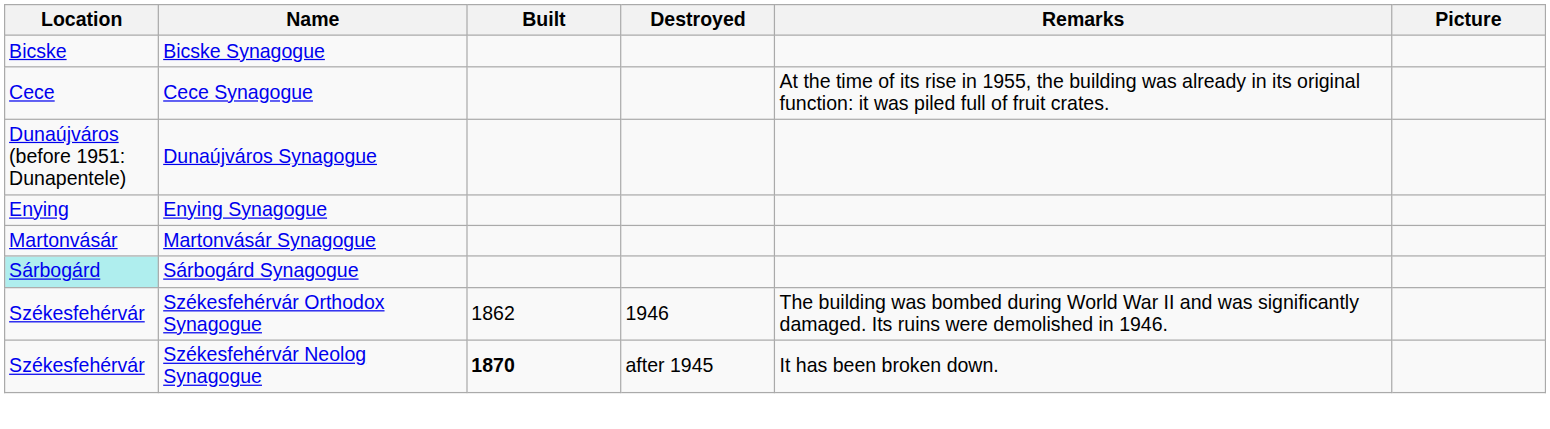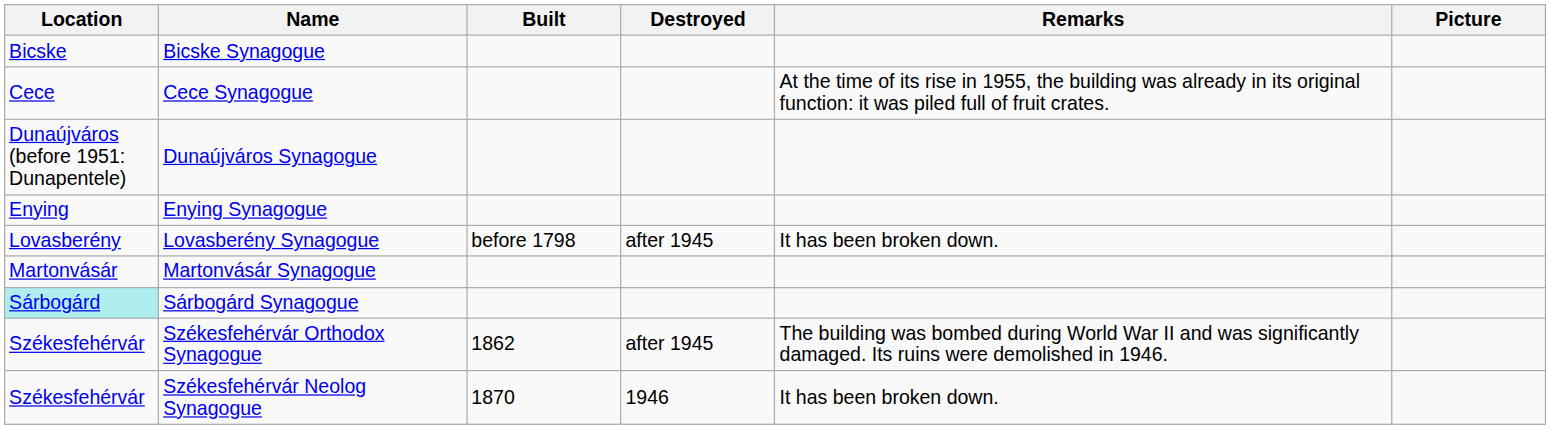+ row: (271, 240)
(647, 313) 1946 -> (669, 344) after 1945
(493, 366) bold -> (493, 397) normal
(669, 366) after 1945 -> (647, 397) 1946
